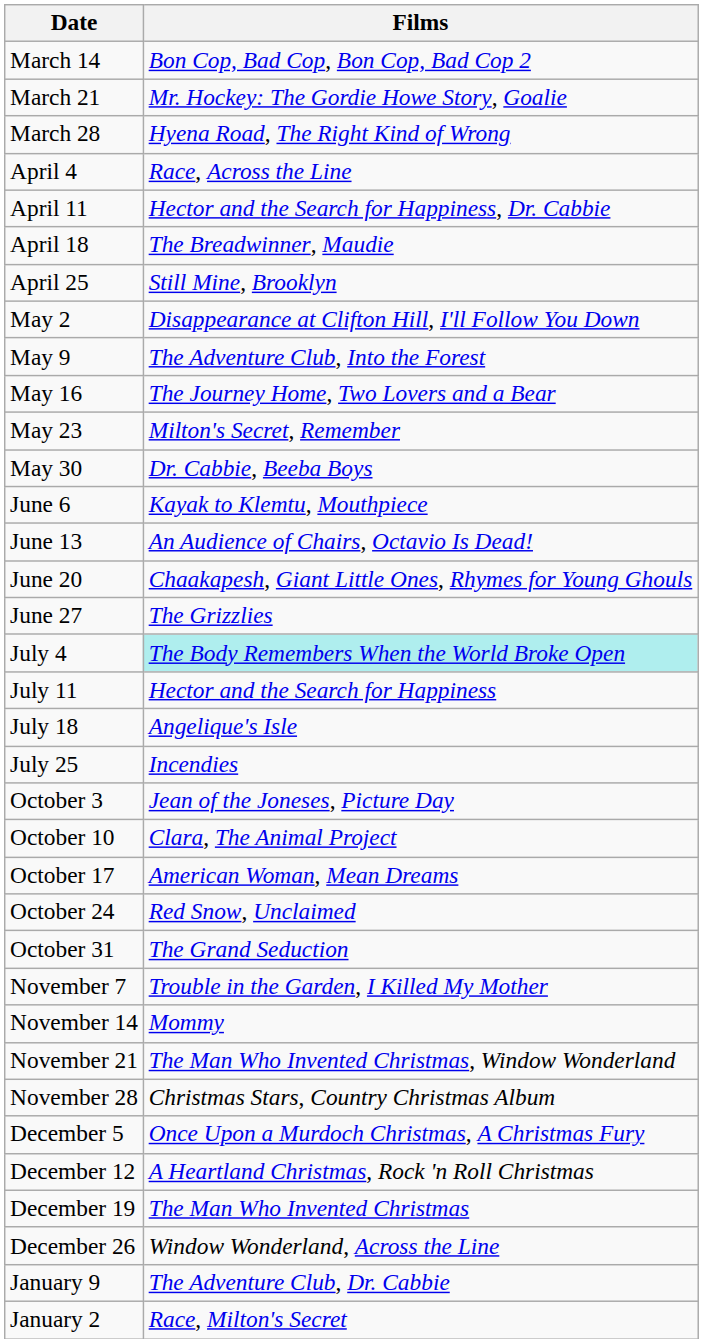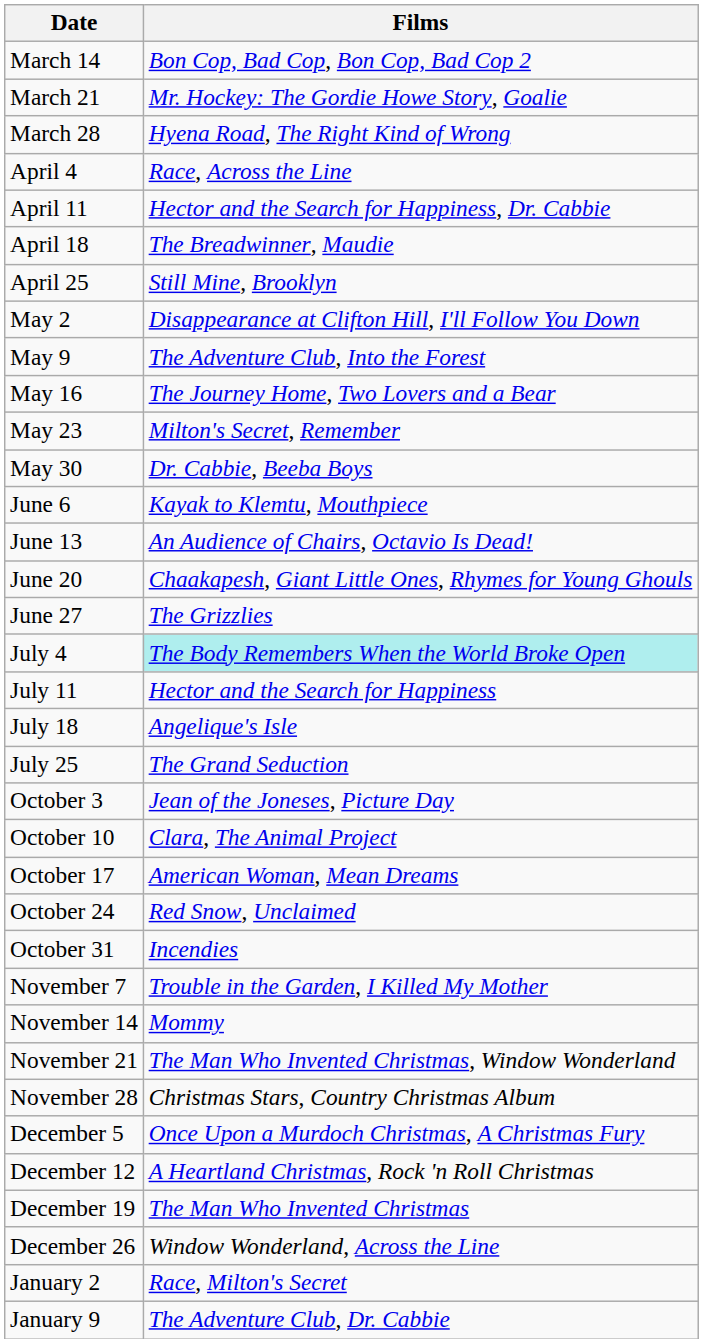(193, 763) Incendies -> (249, 763) The Grand Seduction
(249, 949) The Grand Seduction -> (193, 949) Incendies
rows swapped: (55, 1319) <-> (55, 1282)
